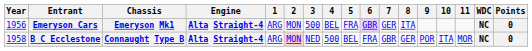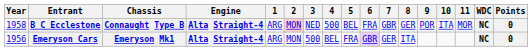rows swapped: (65, 25) <-> (65, 39)
